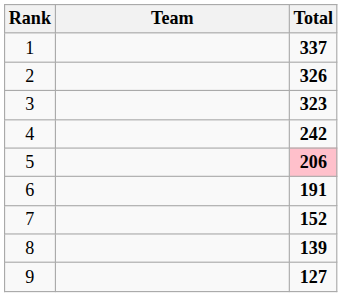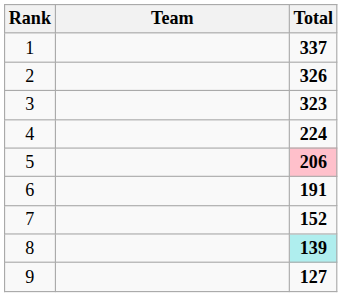(313, 133) 242 -> (313, 133) 224
(313, 248) no background -> (313, 248) paleturquoise background
